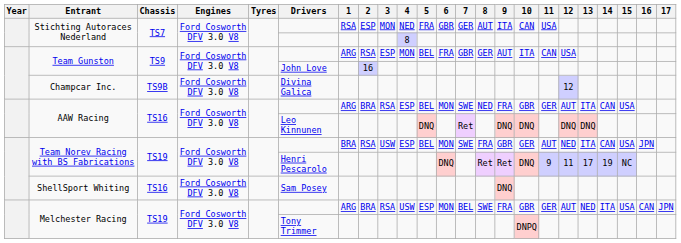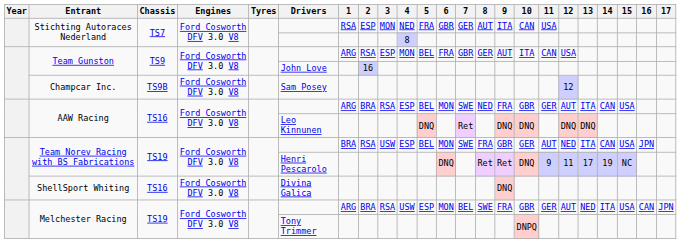(296, 87) Divina Galica -> (304, 87) Sam Posey
(304, 188) Sam Posey -> (296, 188) Divina Galica
